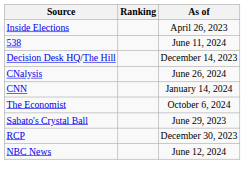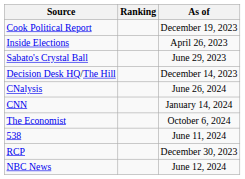+ row: (49, 27)
rows swapped: (47, 120) <-> (14, 43)
